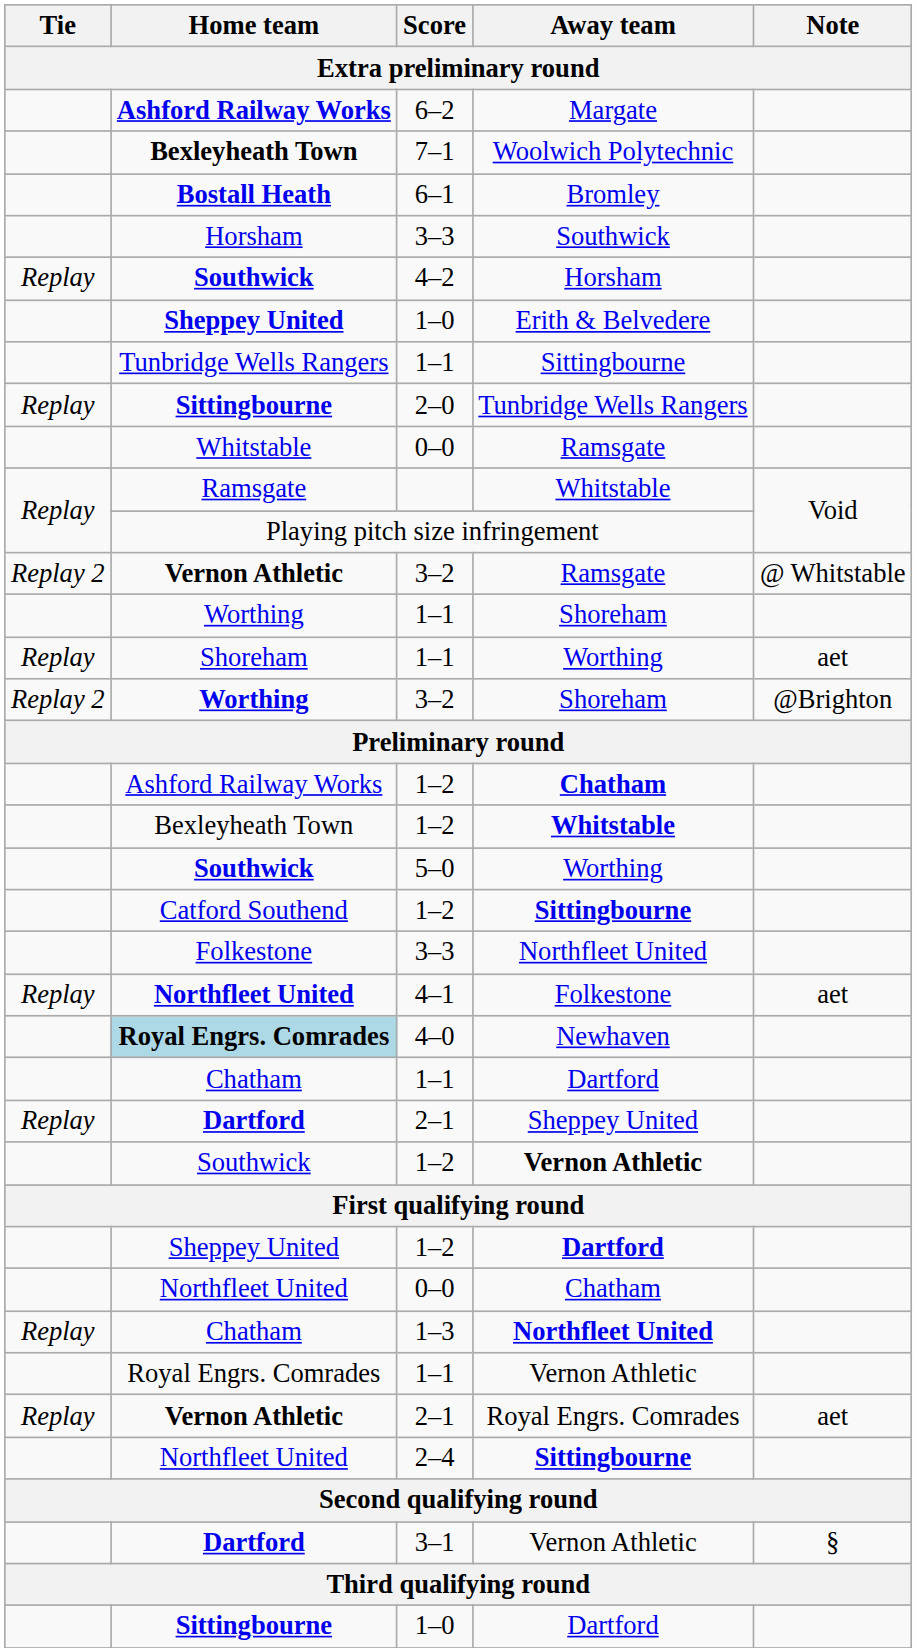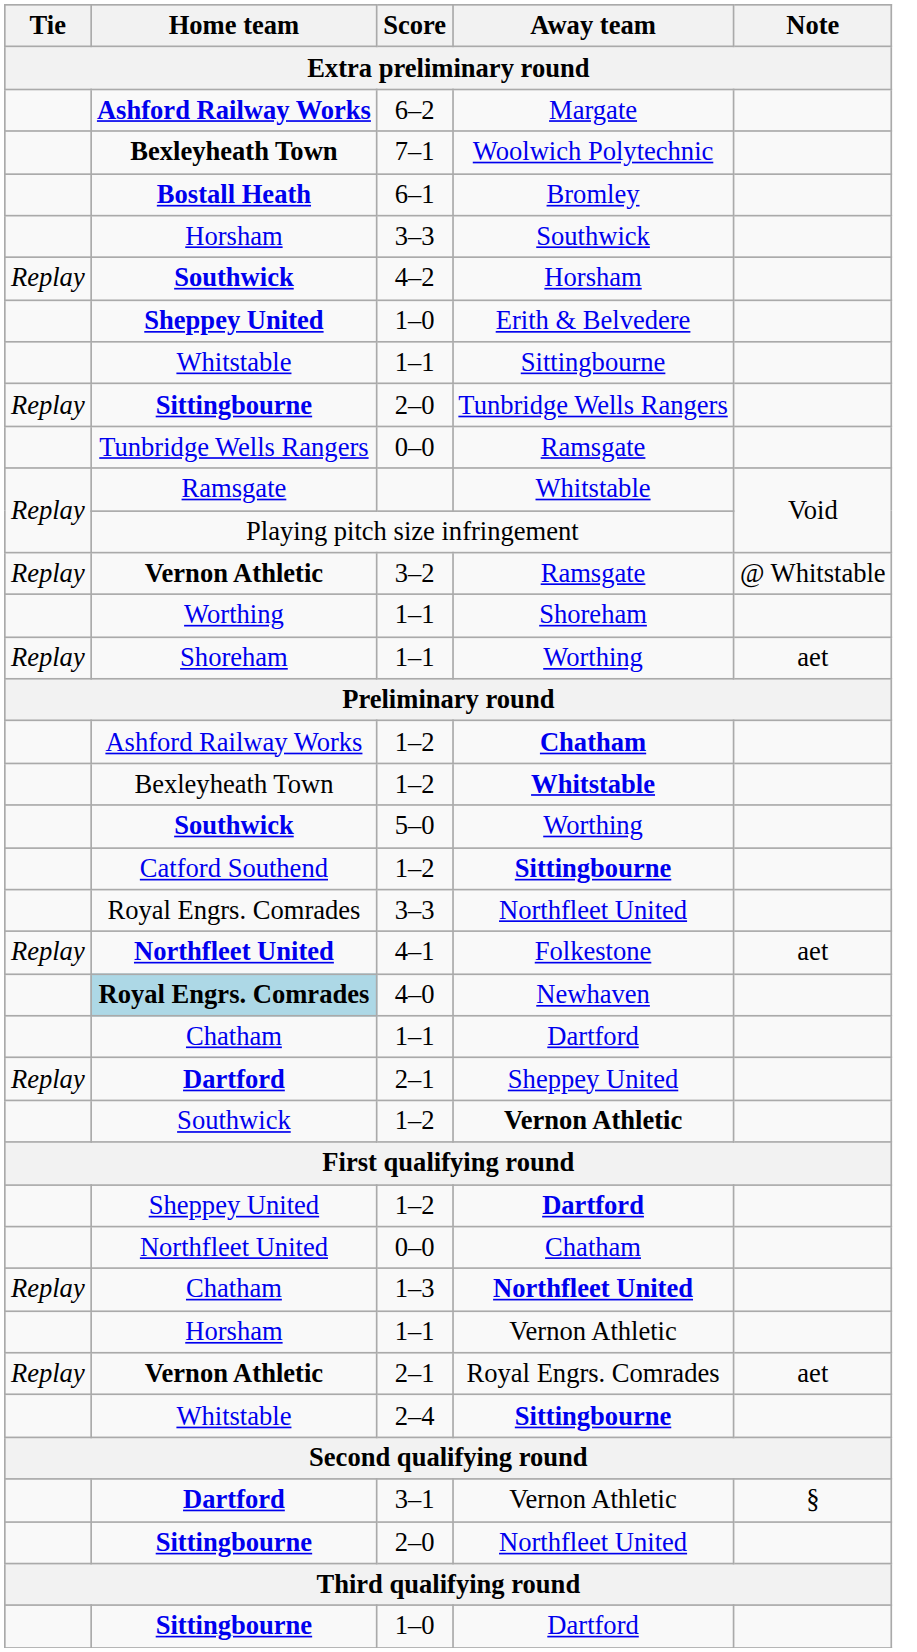(254, 362) Tunbridge Wells Rangers -> (234, 362) Whitstable
(254, 446) Whitstable -> (234, 446) Tunbridge Wells Rangers
(58, 573) Replay 2 -> (48, 573) Replay
- row: (435, 699)
(254, 952) Folkestone -> (234, 910) Royal Engrs. Comrades
(254, 1373) Royal Engrs. Comrades -> (234, 1331) Horsham
(254, 1457) Northfleet United -> (234, 1415) Whitstable
+ row: (415, 1541)
